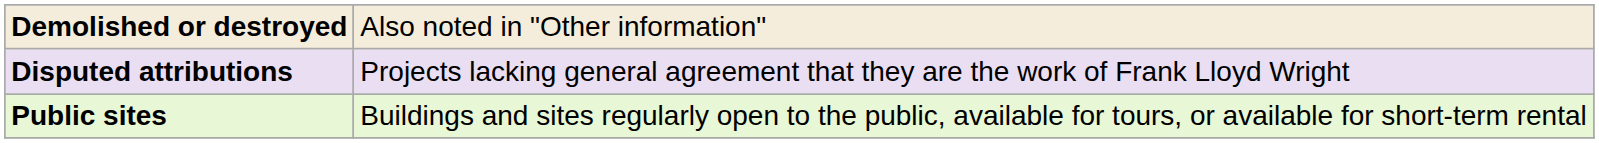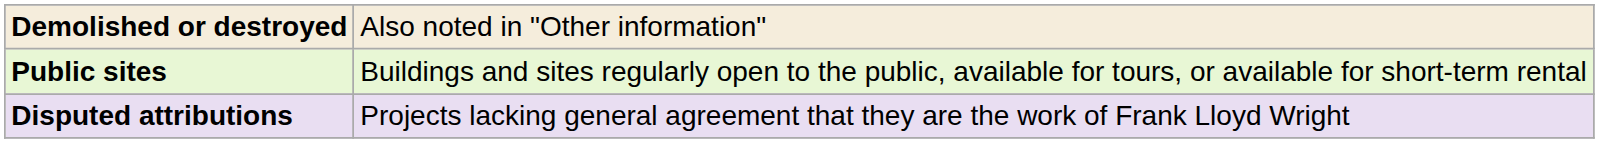rows swapped: (89, 115) <-> (152, 71)
